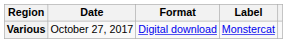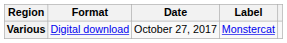columns swapped: (92, 13) <-> (178, 13)
